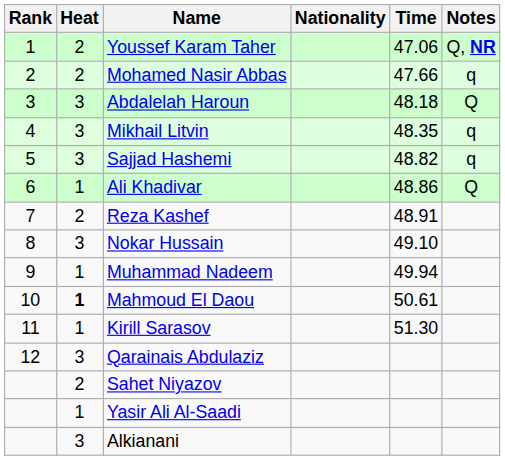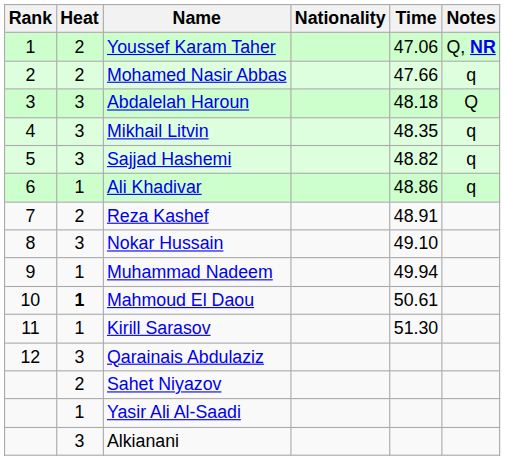(471, 187) Q -> (471, 187) q
